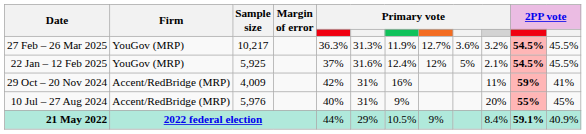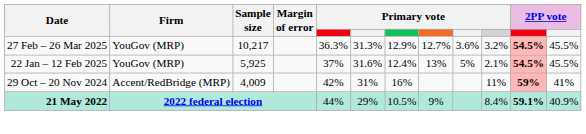(402, 45) 11.9% -> (402, 45) 12.9%
(436, 64) 12% -> (436, 64) 13%
- row: (59, 101)
